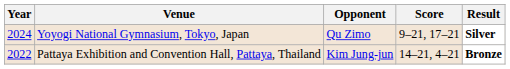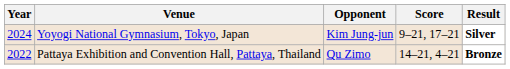(349, 34) Qu Zimo -> (360, 34) Kim Jung-jun
(360, 54) Kim Jung-jun -> (349, 54) Qu Zimo
